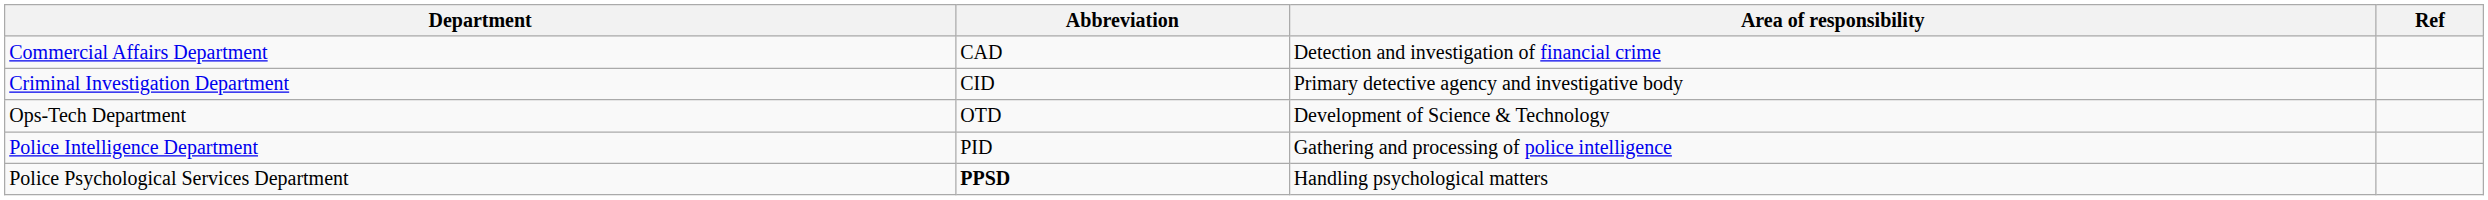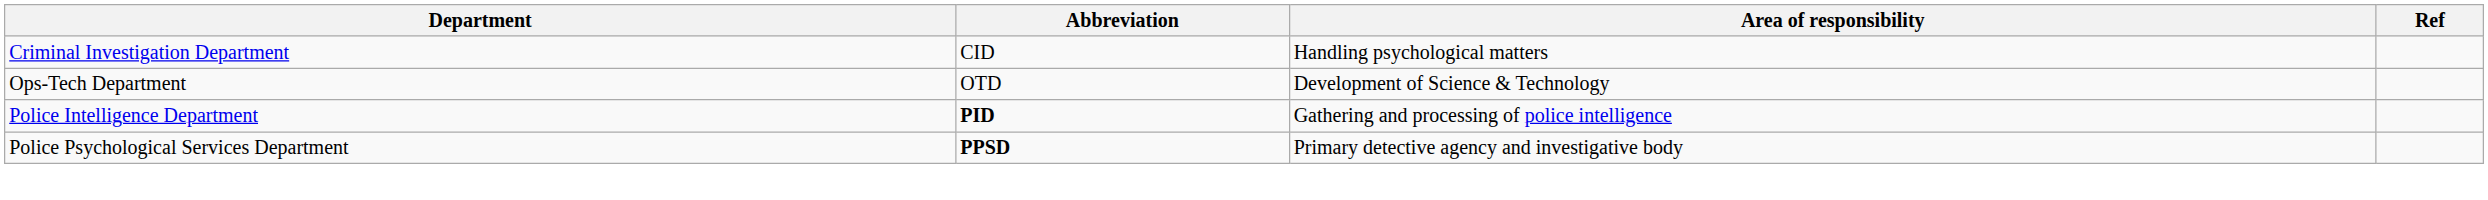- row: (138, 52)
(1488, 83) Primary detective agency and investigative body -> (1421, 52) Handling psychological matters
(976, 147) normal -> (977, 115) bold
(1421, 178) Handling psychological matters -> (1488, 147) Primary detective agency and investigative body
